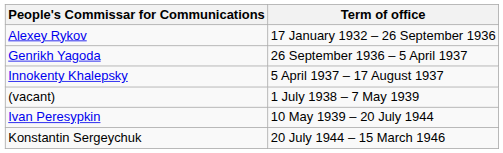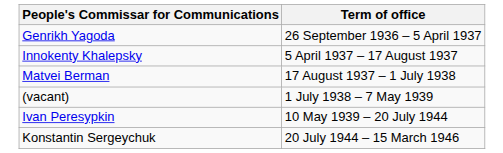- row: (47, 35)
+ row: (66, 76)
